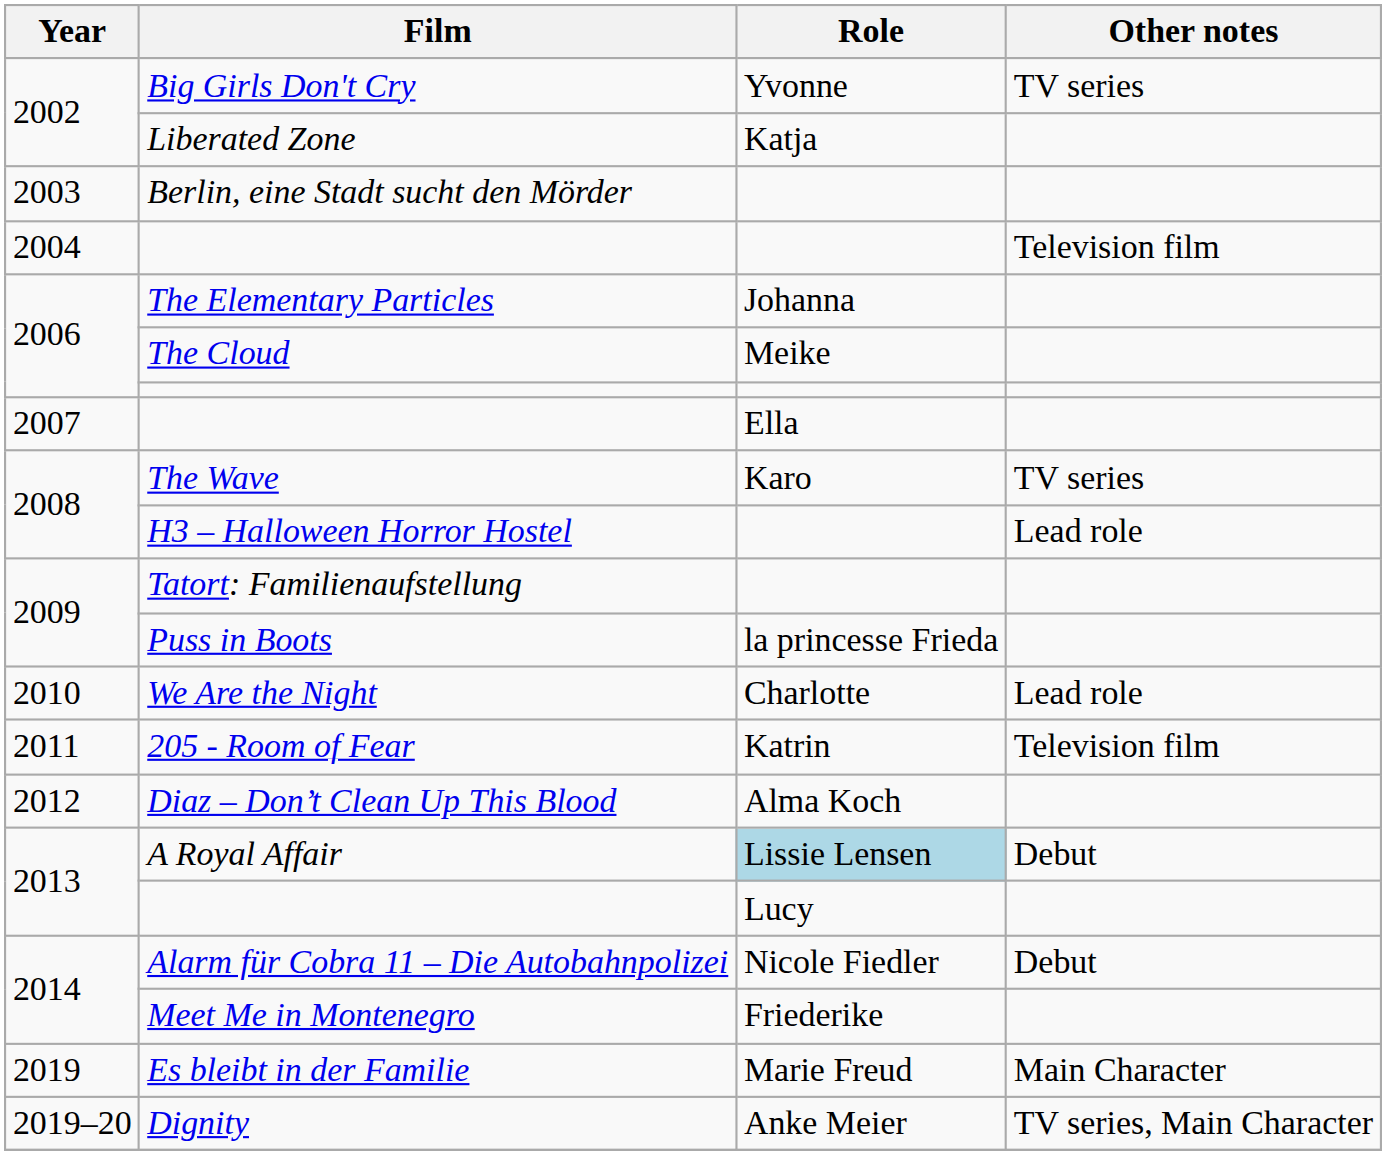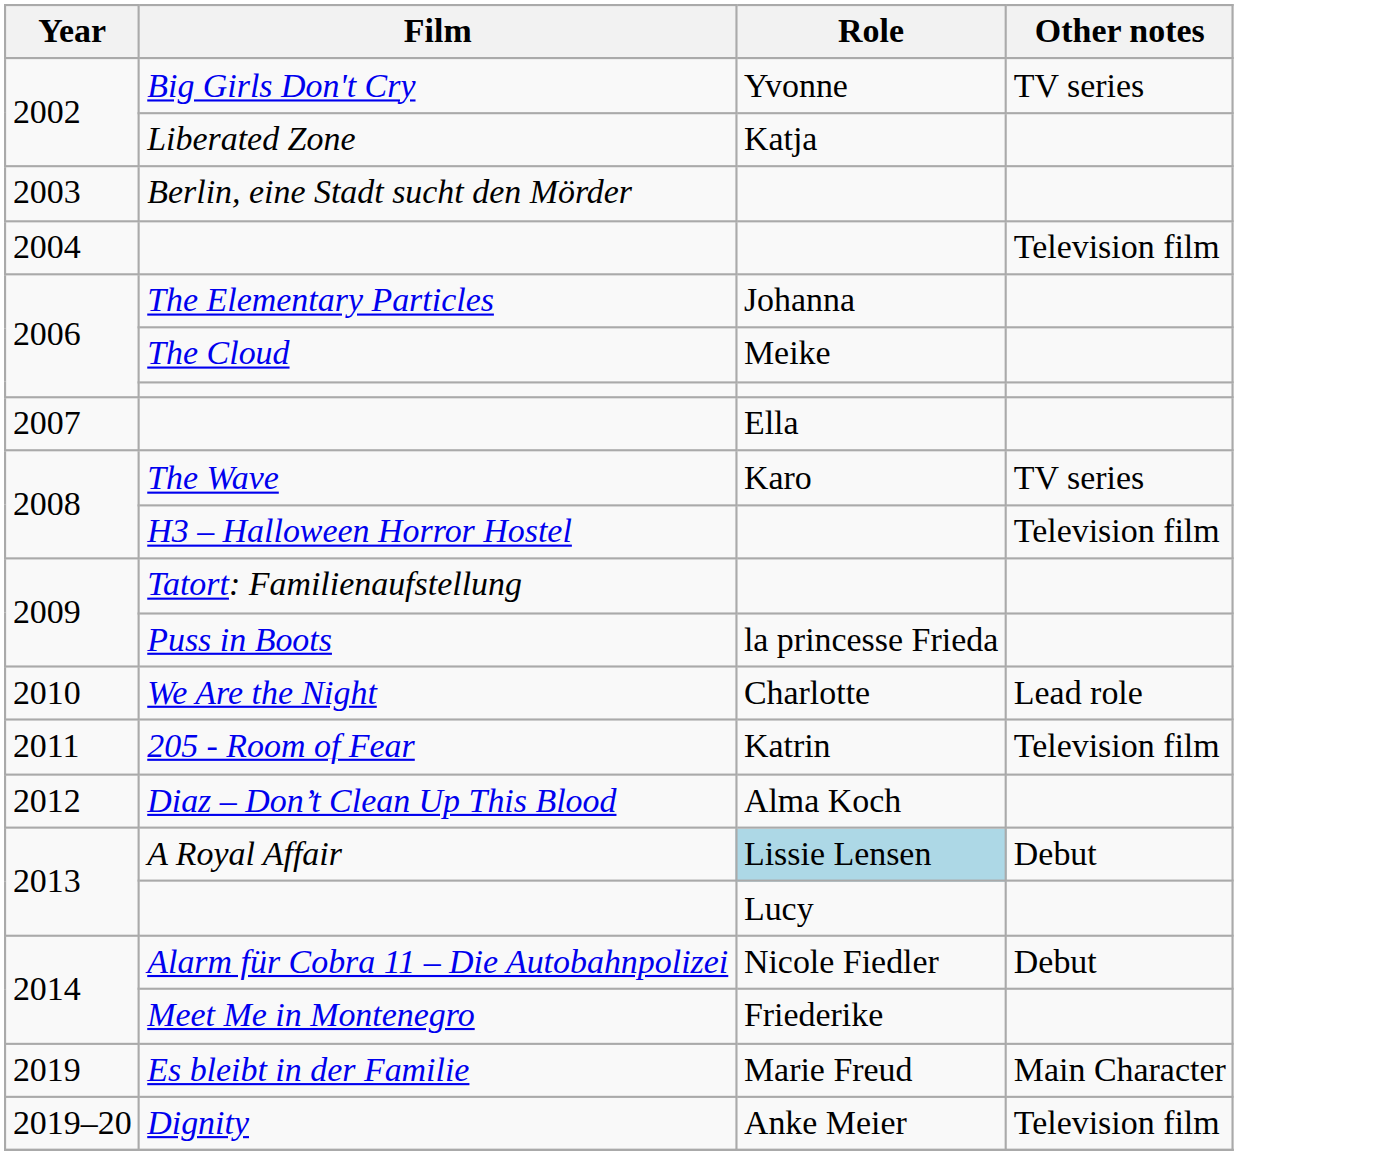(1078, 531) Lead role -> (1117, 531) Television film
(1193, 1122) TV series, Main Character -> (1117, 1122) Television film
